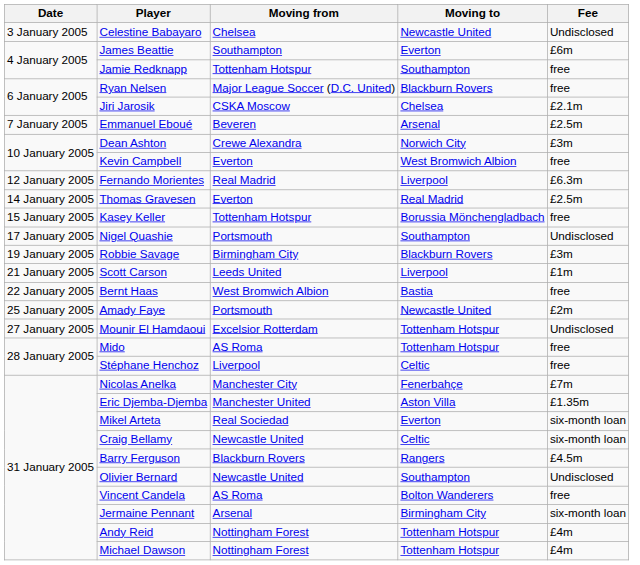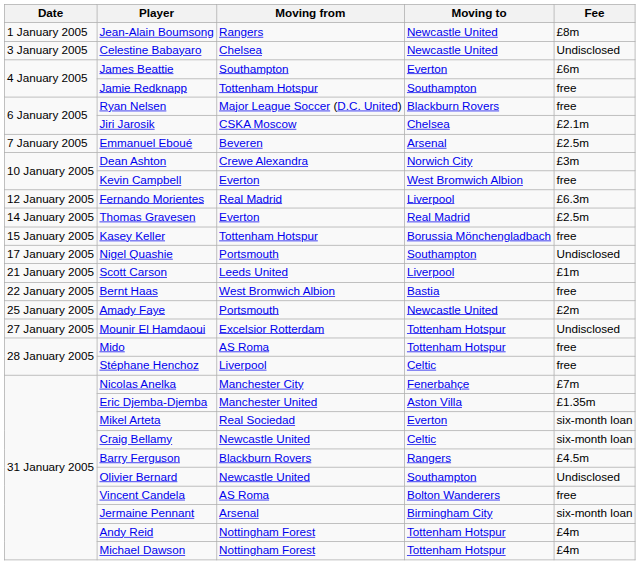+ row: (157, 32)
- row: (139, 254)
